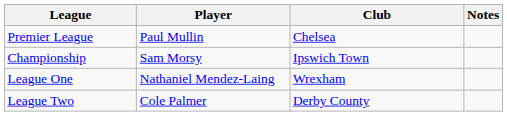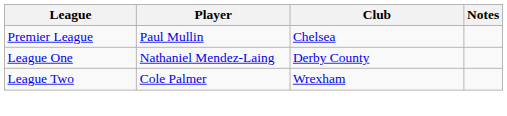- row: (47, 57)
(319, 79) Wrexham -> (331, 57) Derby County
(331, 100) Derby County -> (319, 79) Wrexham
